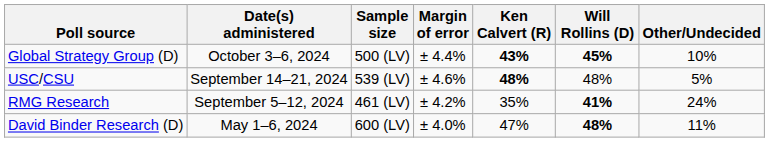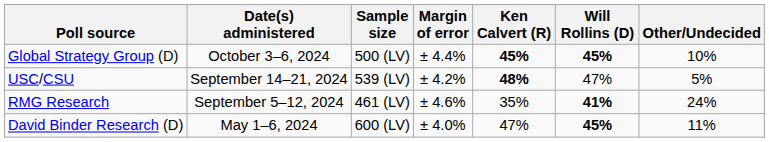(514, 56) 43% -> (514, 56) 45%
(443, 79) ± 4.6% -> (443, 79) ± 4.2%
(597, 79) 48% -> (597, 79) 47%
(443, 102) ± 4.2% -> (443, 102) ± 4.6%
(597, 126) 48% -> (597, 126) 45%
